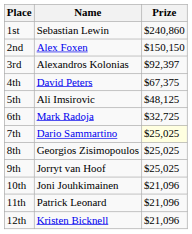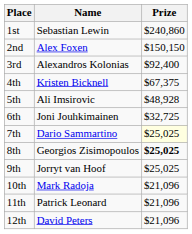(162, 64) $92,397 -> (162, 64) $92,400
(65, 82) David Peters -> (72, 82) Kristen Bicknell
(162, 99) $48,125 -> (162, 99) $48,928
(65, 116) Mark Radoja -> (78, 116) Joni Jouhkimainen
(162, 151) normal -> (162, 151) bold
(78, 185) Joni Jouhkimainen -> (65, 185) Mark Radoja
(72, 220) Kristen Bicknell -> (65, 220) David Peters
